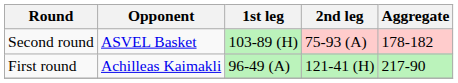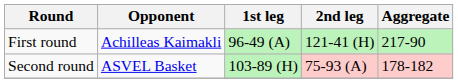rows swapped: (42, 66) <-> (51, 41)
